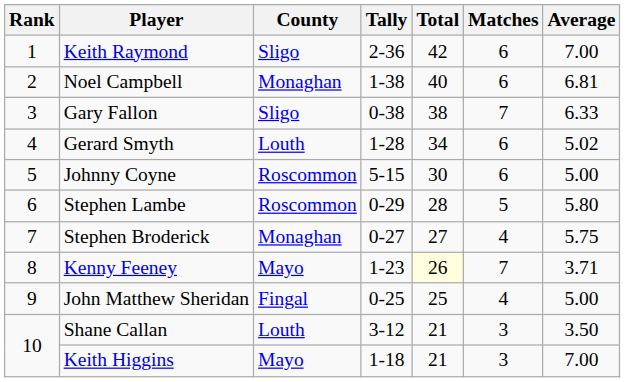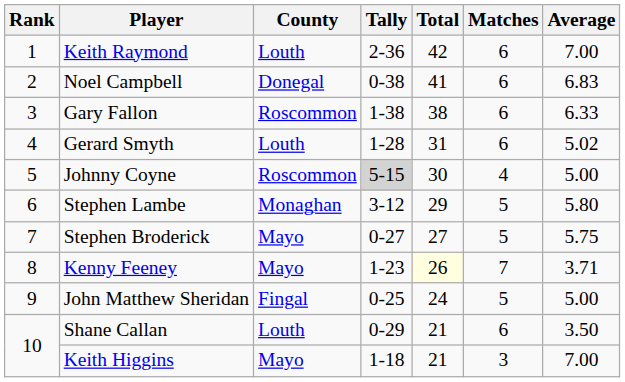(279, 50) Sligo -> (281, 50) Louth
(300, 81) Monaghan -> (291, 81) Donegal
(387, 81) 1-38 -> (387, 81) 0-38
(438, 81) 40 -> (438, 81) 41
(581, 81) 6.81 -> (581, 81) 6.83
(279, 112) Sligo -> (307, 112) Roscommon
(387, 112) 0-38 -> (387, 112) 1-38
(503, 112) 7 -> (503, 112) 6
(438, 143) 34 -> (438, 143) 31
(387, 174) no background -> (387, 174) lightgrey background
(503, 174) 6 -> (503, 174) 4
(307, 205) Roscommon -> (300, 205) Monaghan
(387, 205) 0-29 -> (387, 205) 3-12
(438, 205) 28 -> (438, 205) 29
(300, 236) Monaghan -> (281, 236) Mayo
(503, 236) 4 -> (503, 236) 5
(438, 298) 25 -> (438, 298) 24
(503, 298) 4 -> (503, 298) 5
(387, 329) 3-12 -> (387, 329) 0-29
(503, 329) 3 -> (503, 329) 6
